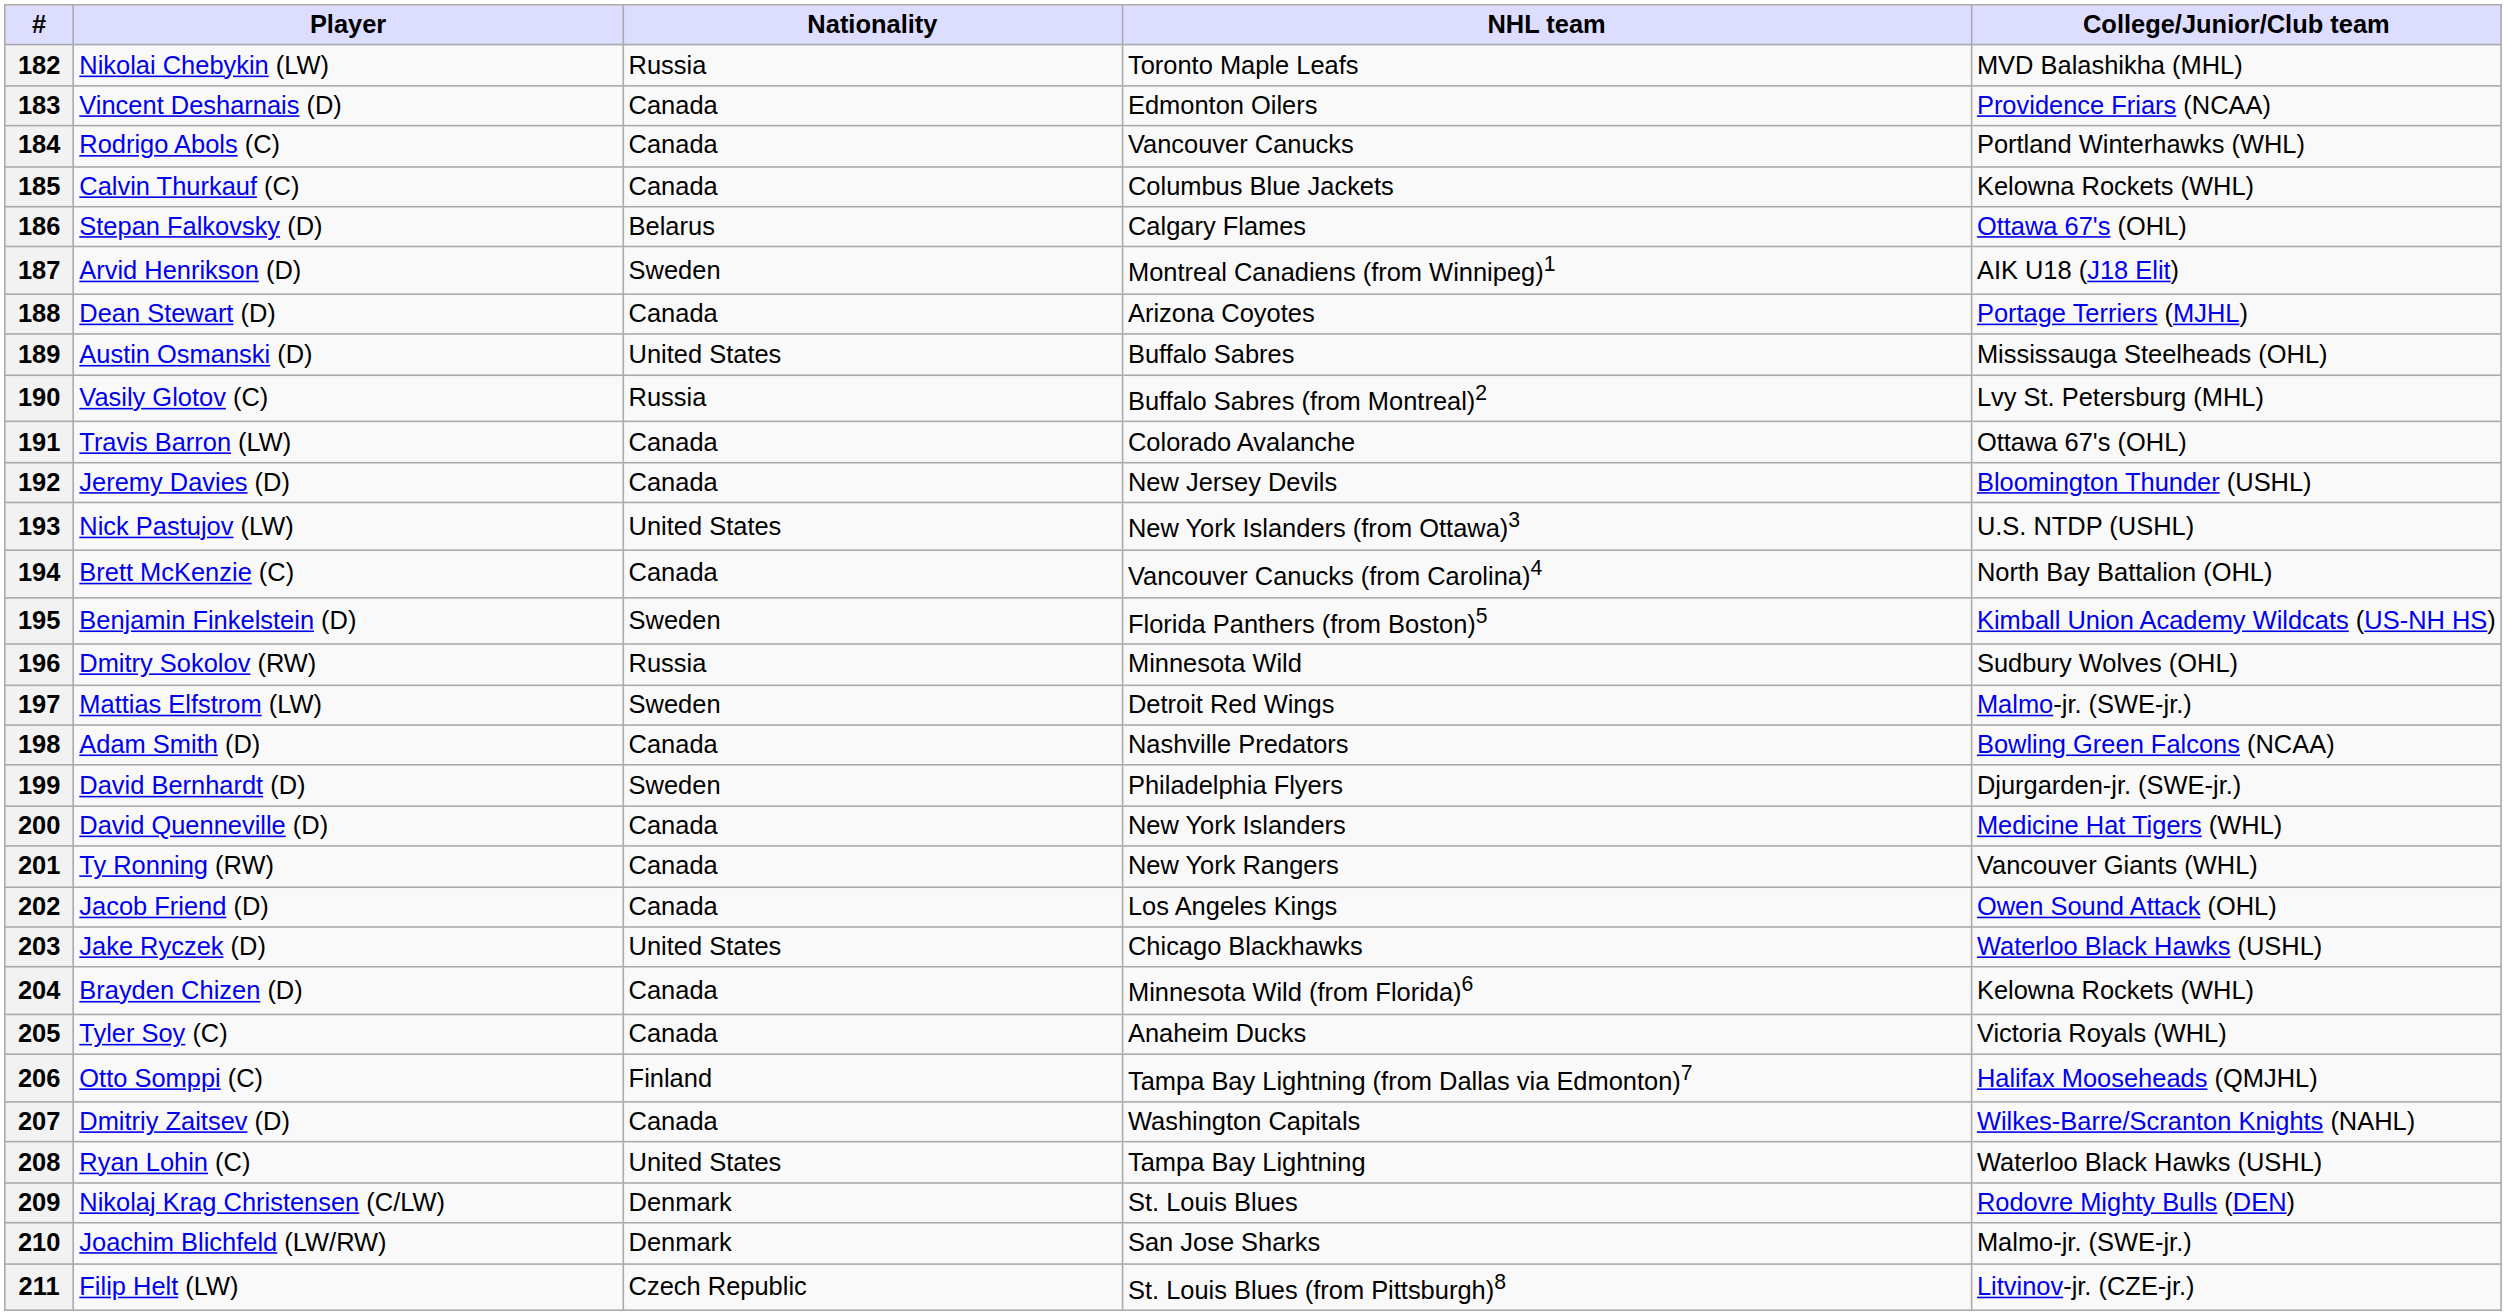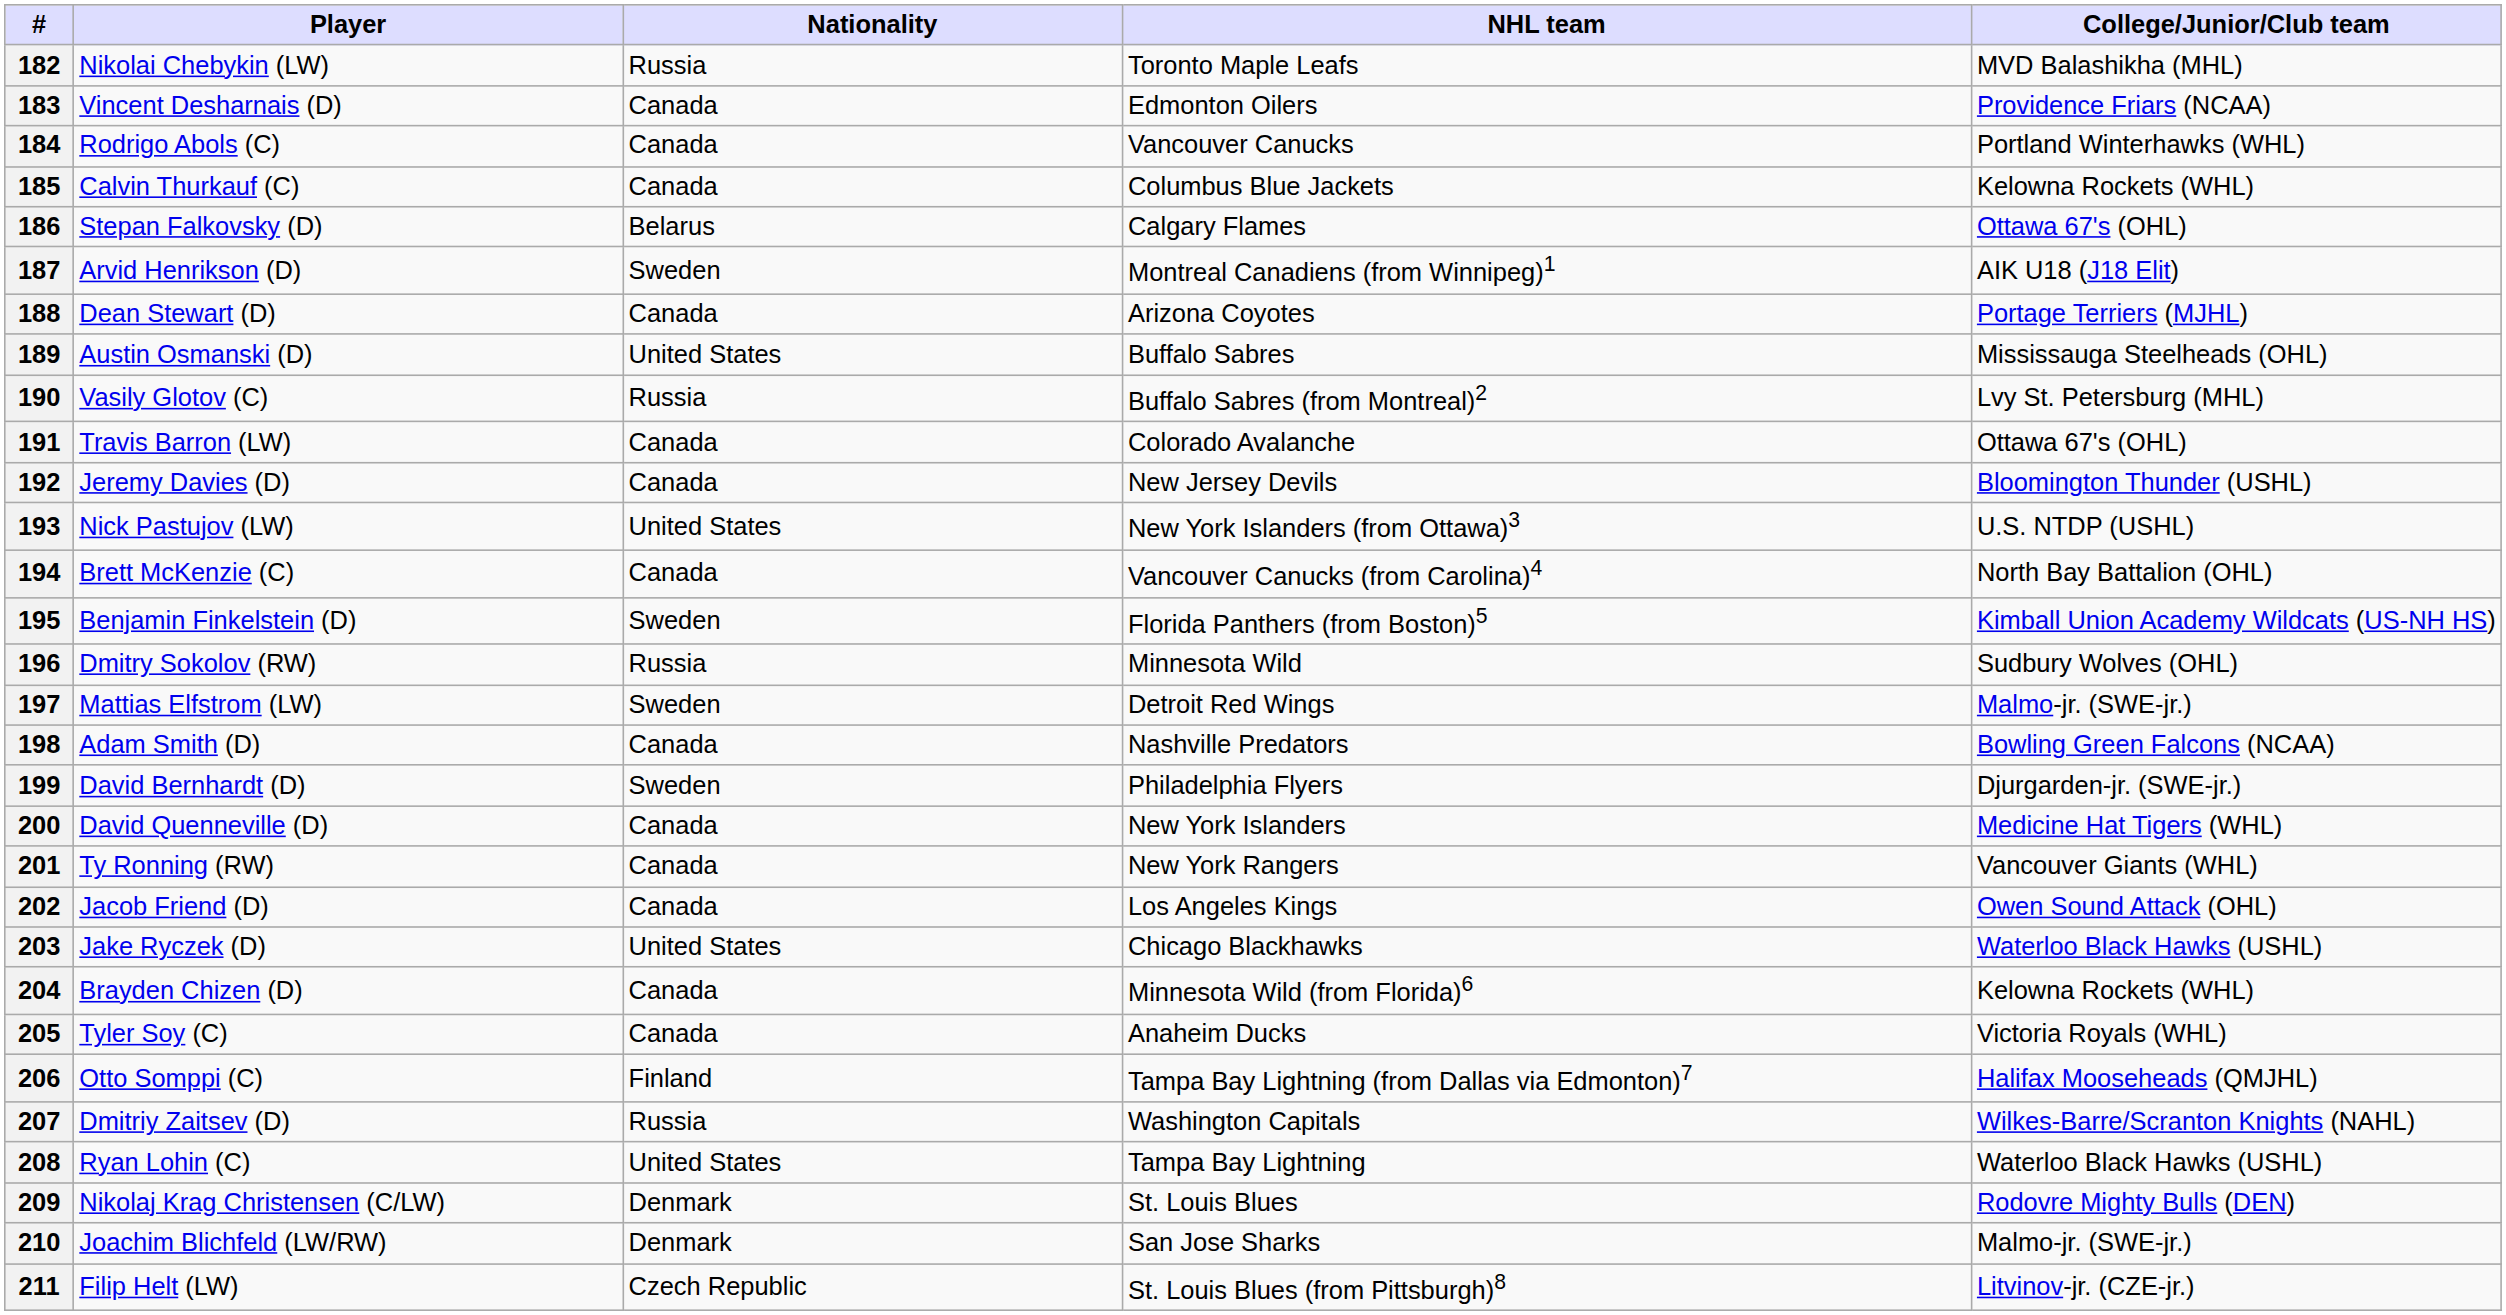(673, 1121) Canada -> (667, 1121) Russia
